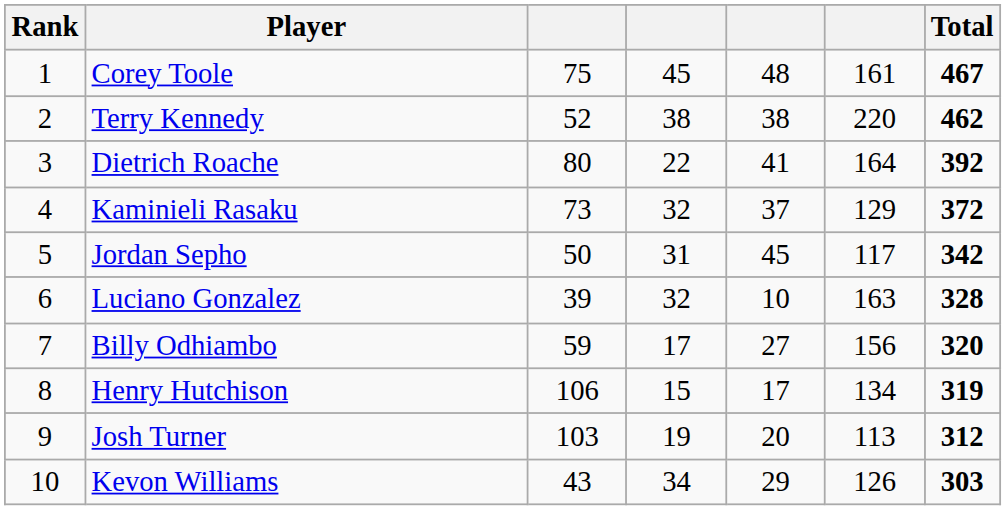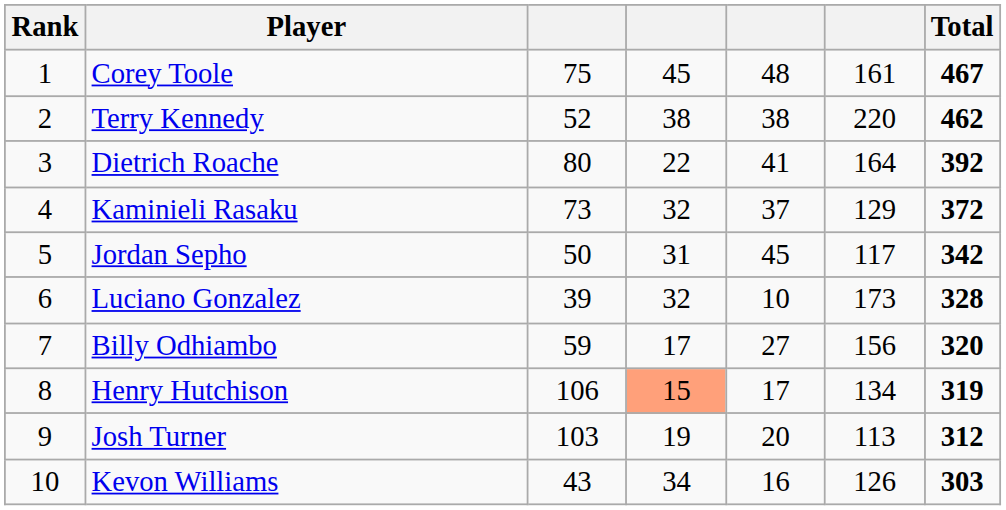(875, 299) 163 -> (875, 299) 173
(676, 390) no background -> (676, 390) lightsalmon background
(776, 481) 29 -> (776, 481) 16
